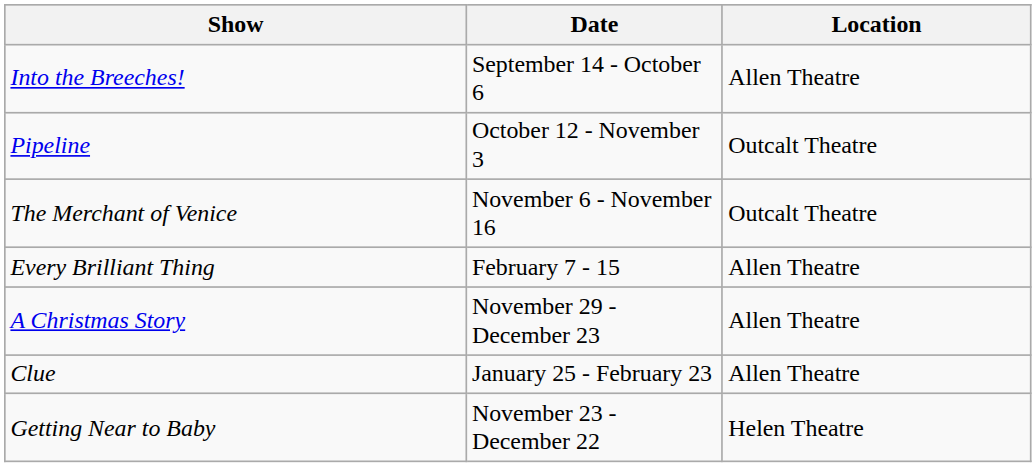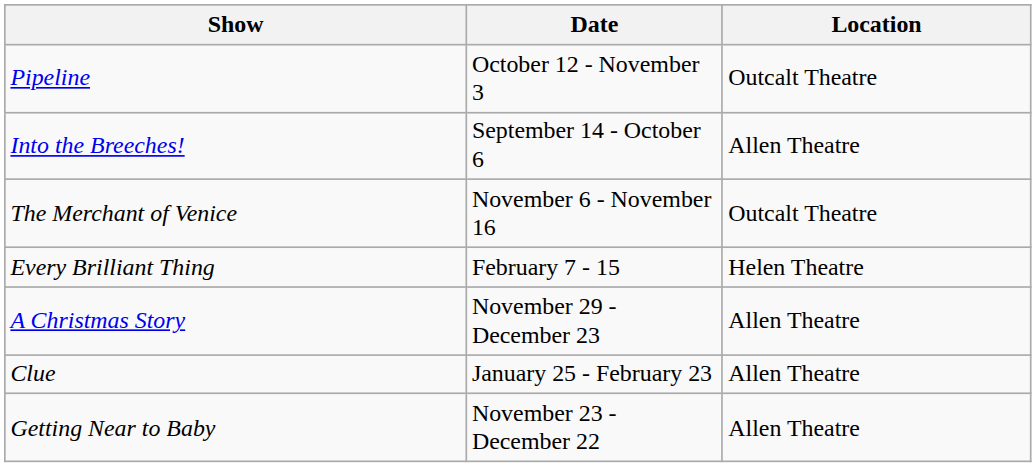rows swapped: (98, 78) <-> (50, 145)
(794, 266) Allen Theatre -> (796, 266) Helen Theatre
(796, 427) Helen Theatre -> (794, 427) Allen Theatre
